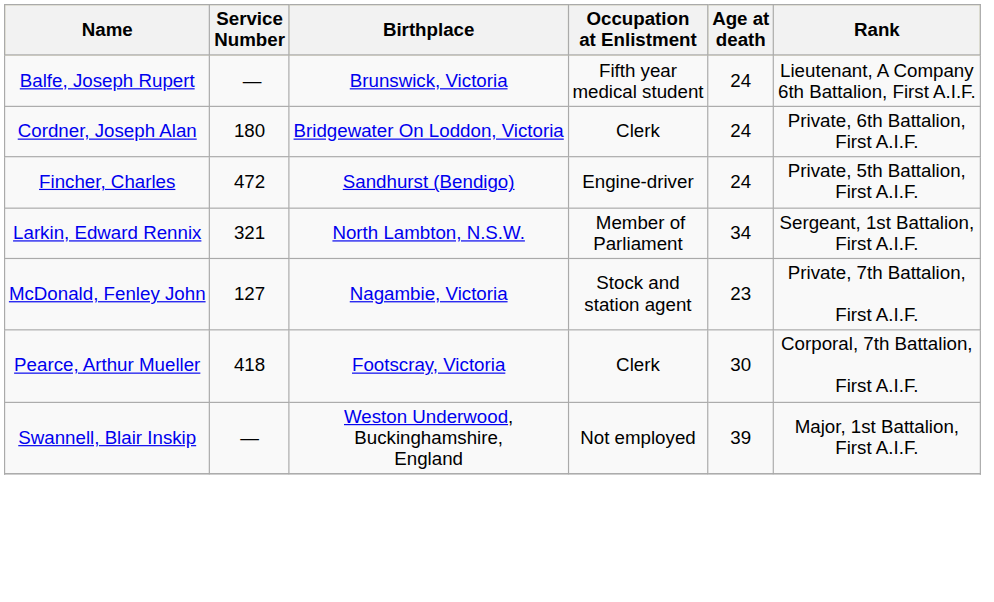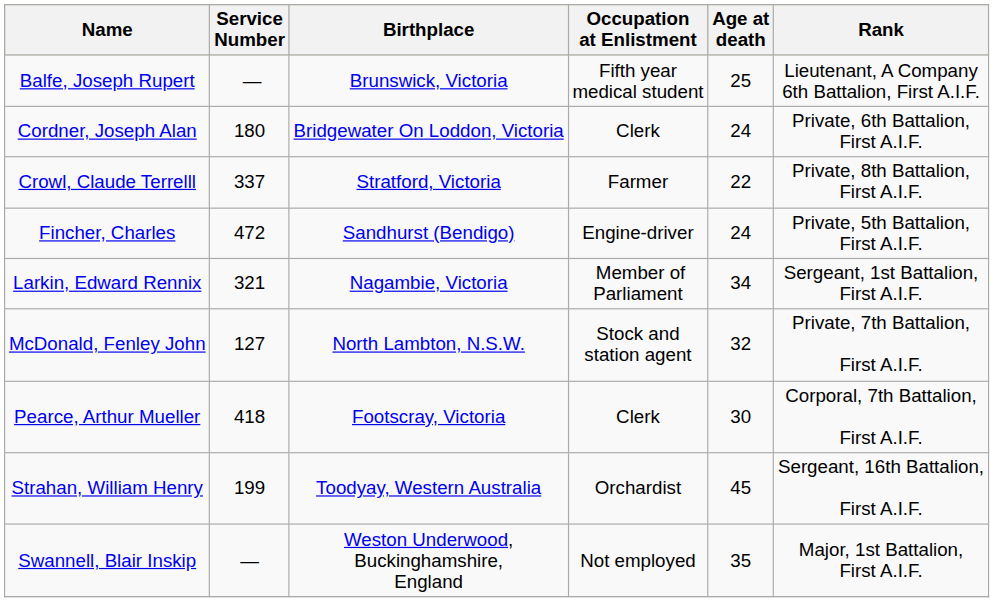(741, 80) 24 -> (741, 80) 25
+ row: (107, 182)
(429, 232) North Lambton, N.S.W. -> (429, 283) Nagambie, Victoria
(429, 294) Nagambie, Victoria -> (429, 344) North Lambton, N.S.W.
(741, 294) 23 -> (741, 344) 32
+ row: (107, 488)
(741, 437) 39 -> (741, 560) 35
